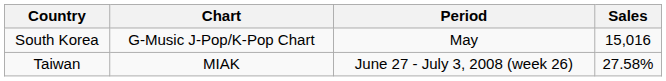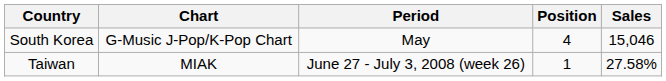+ column: (567, 16)
(628, 40) 15,016 -> (631, 40) 15,046
